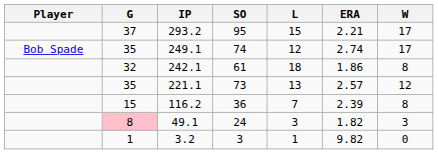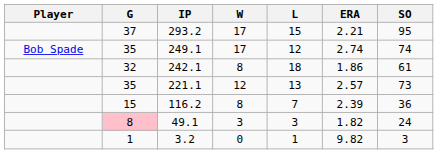columns swapped: (405, 13) <-> (240, 13)
